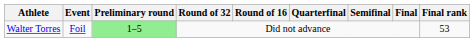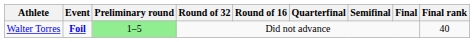(77, 29) normal -> (77, 29) bold
(444, 29) 53 -> (444, 29) 40
